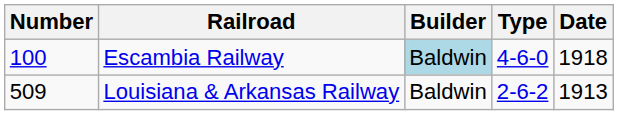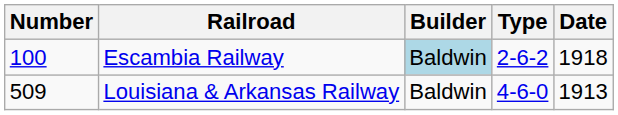(523, 57) 4-6-0 -> (523, 57) 2-6-2
(523, 92) 2-6-2 -> (523, 92) 4-6-0
